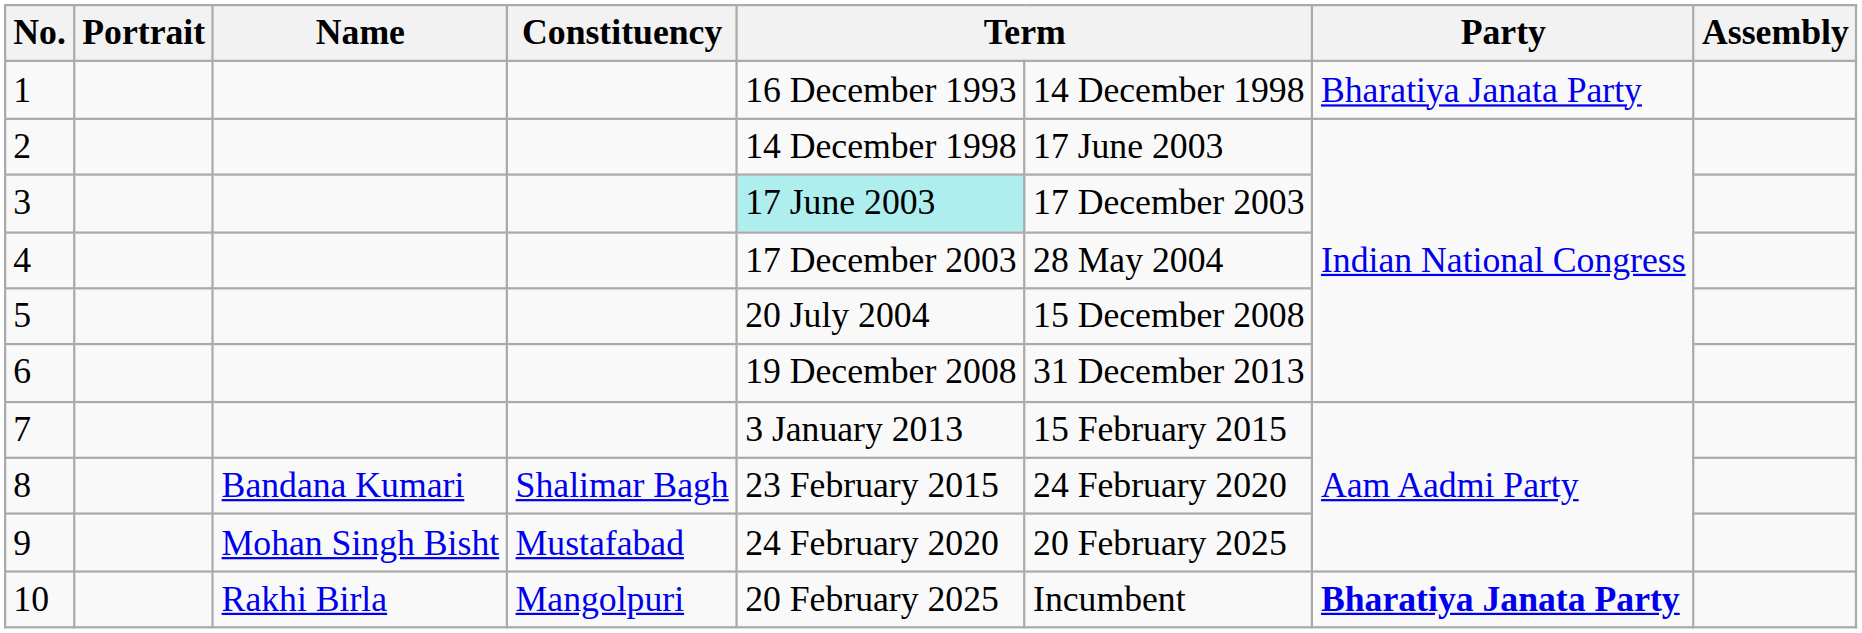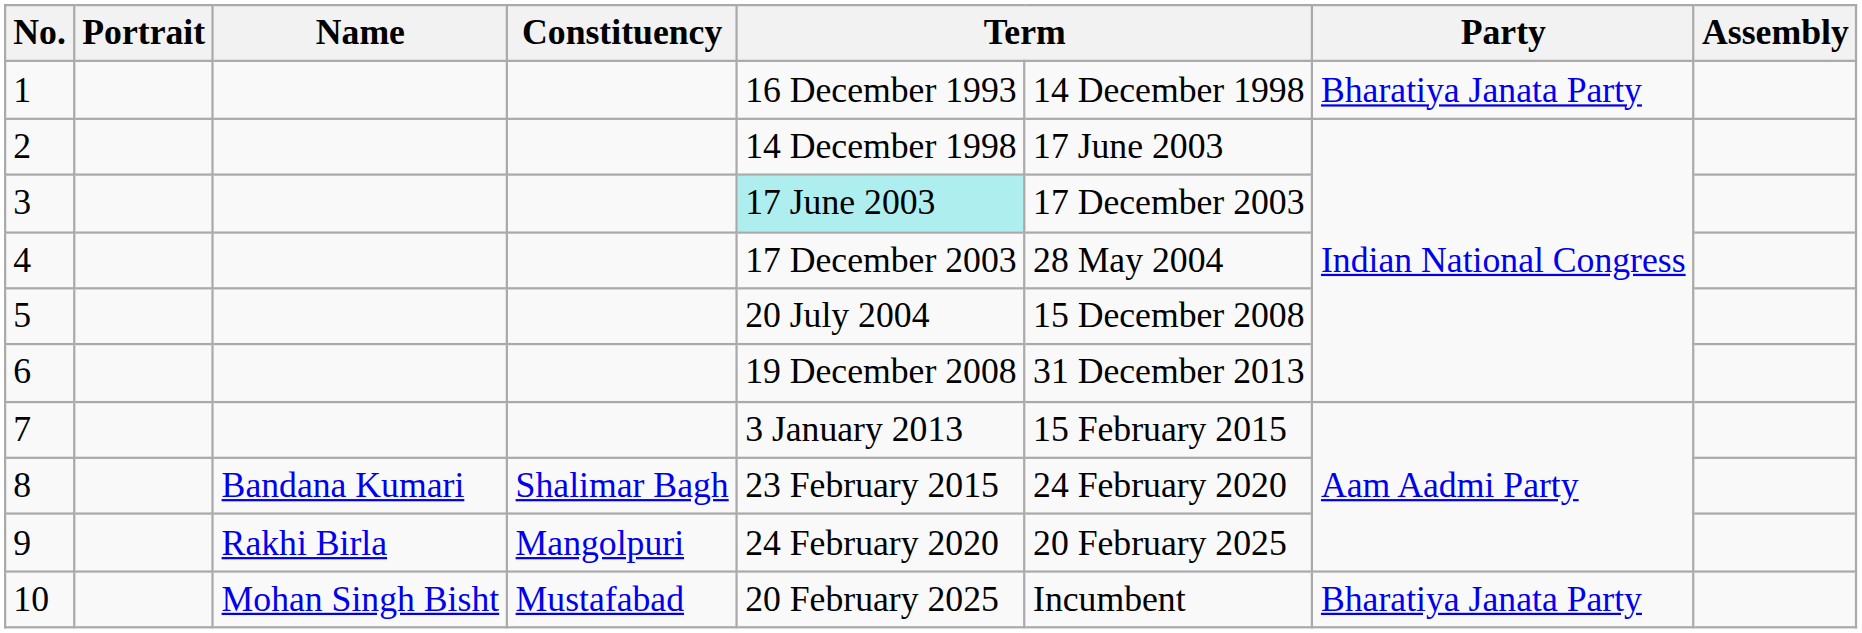(360, 542) Mohan Singh Bisht -> (304, 542) Rakhi Birla
(600, 542) Mustafabad -> (600, 542) Mangolpuri
(304, 598) Rakhi Birla -> (360, 598) Mohan Singh Bisht
(600, 598) Mangolpuri -> (600, 598) Mustafabad
(1500, 598) bold -> (1481, 598) normal
